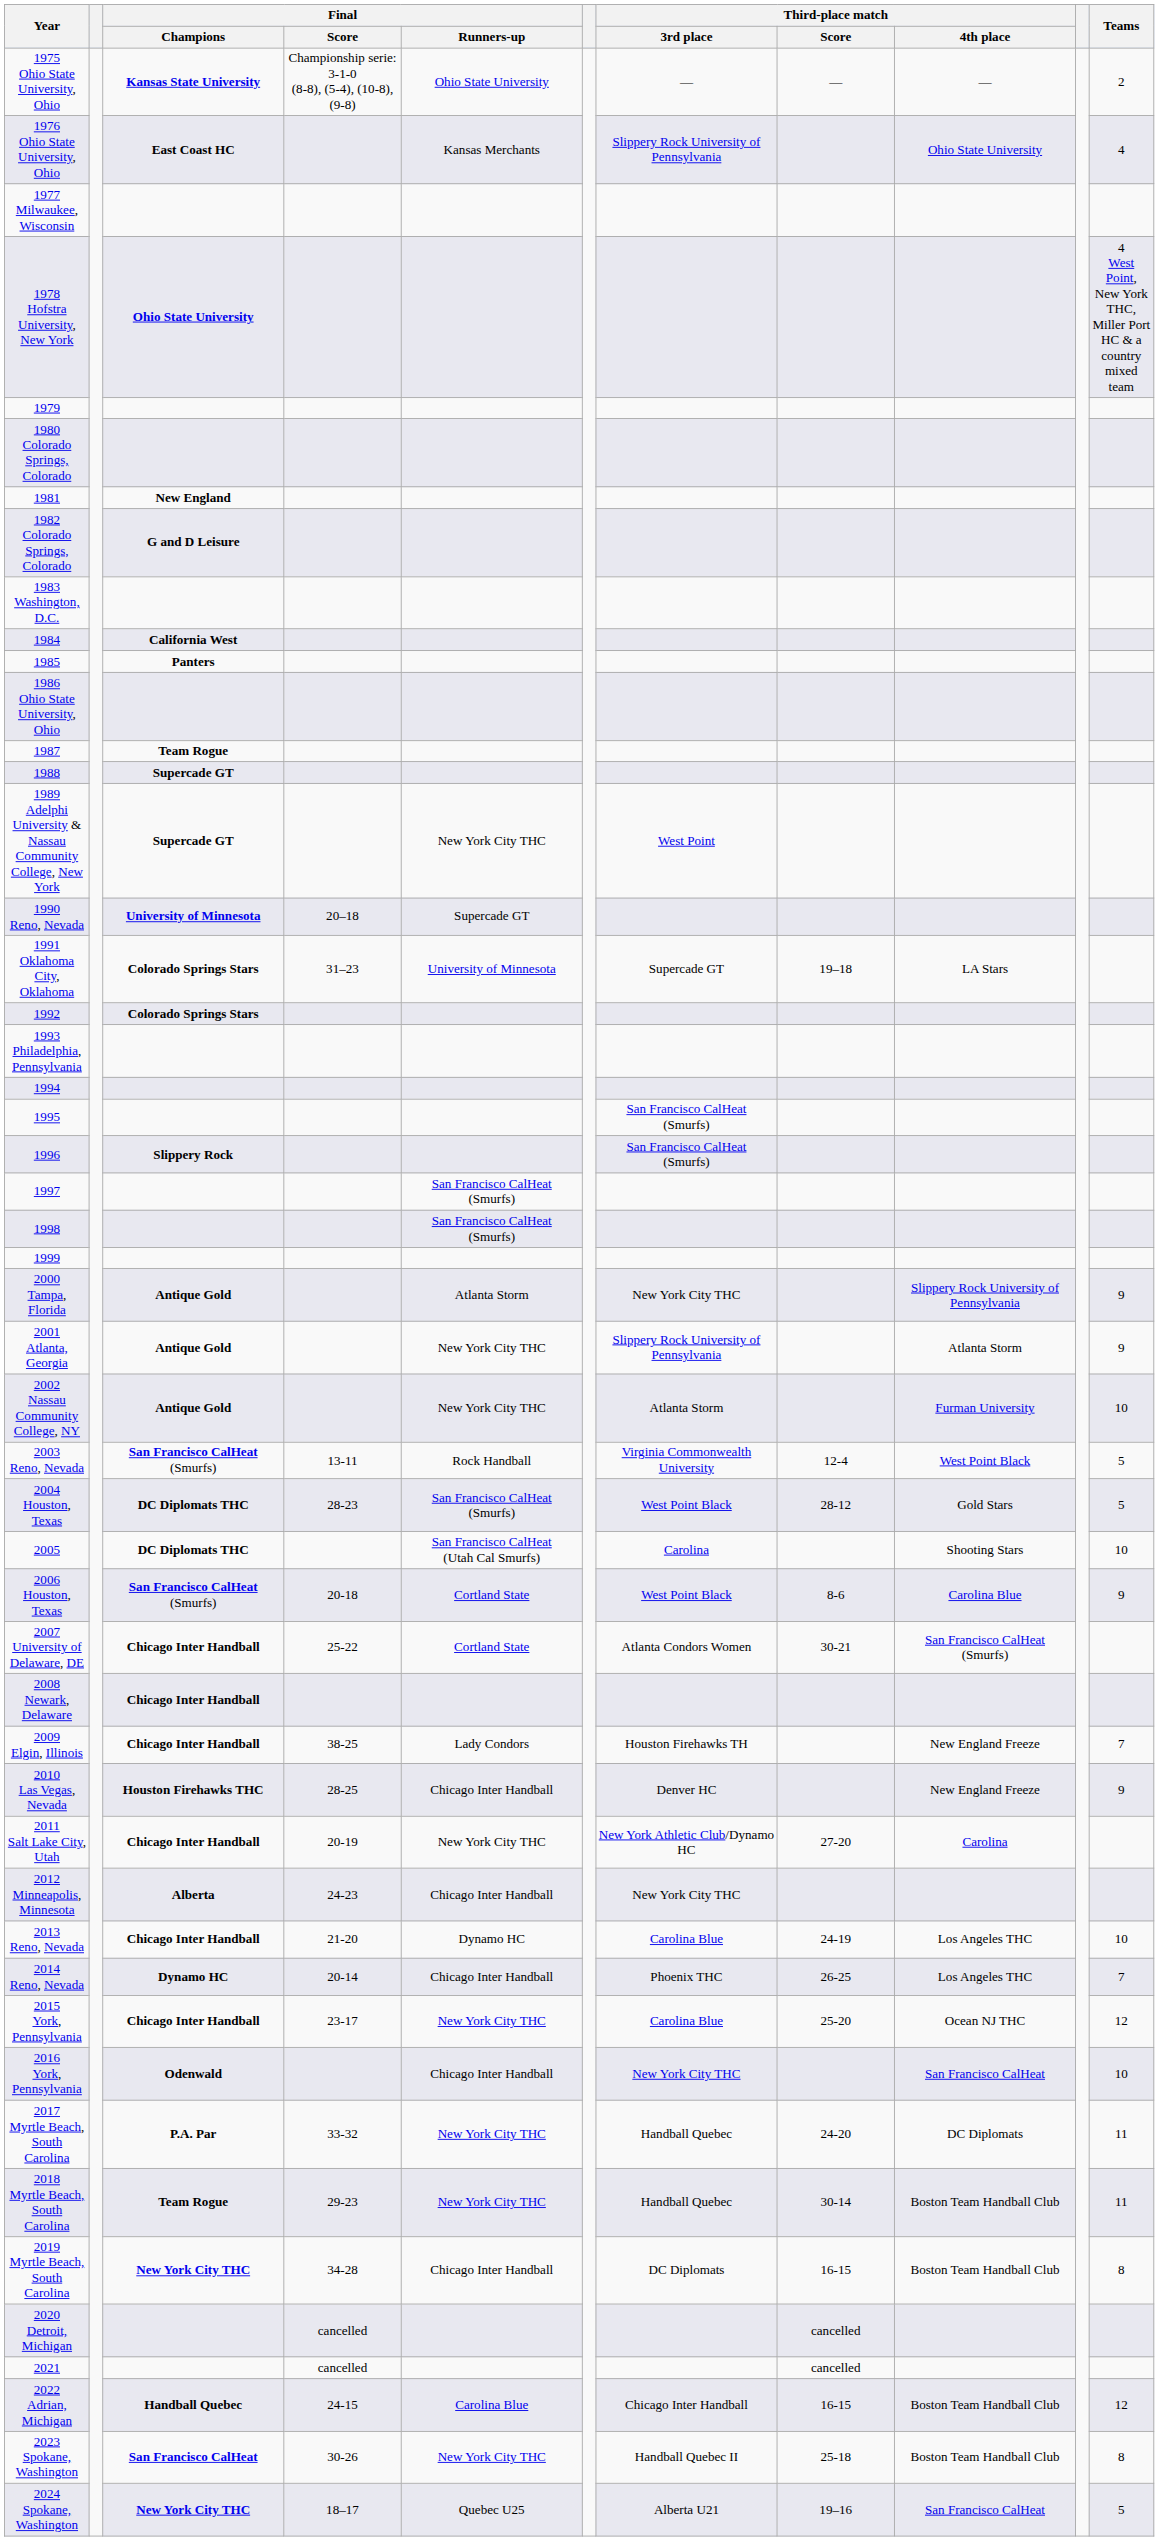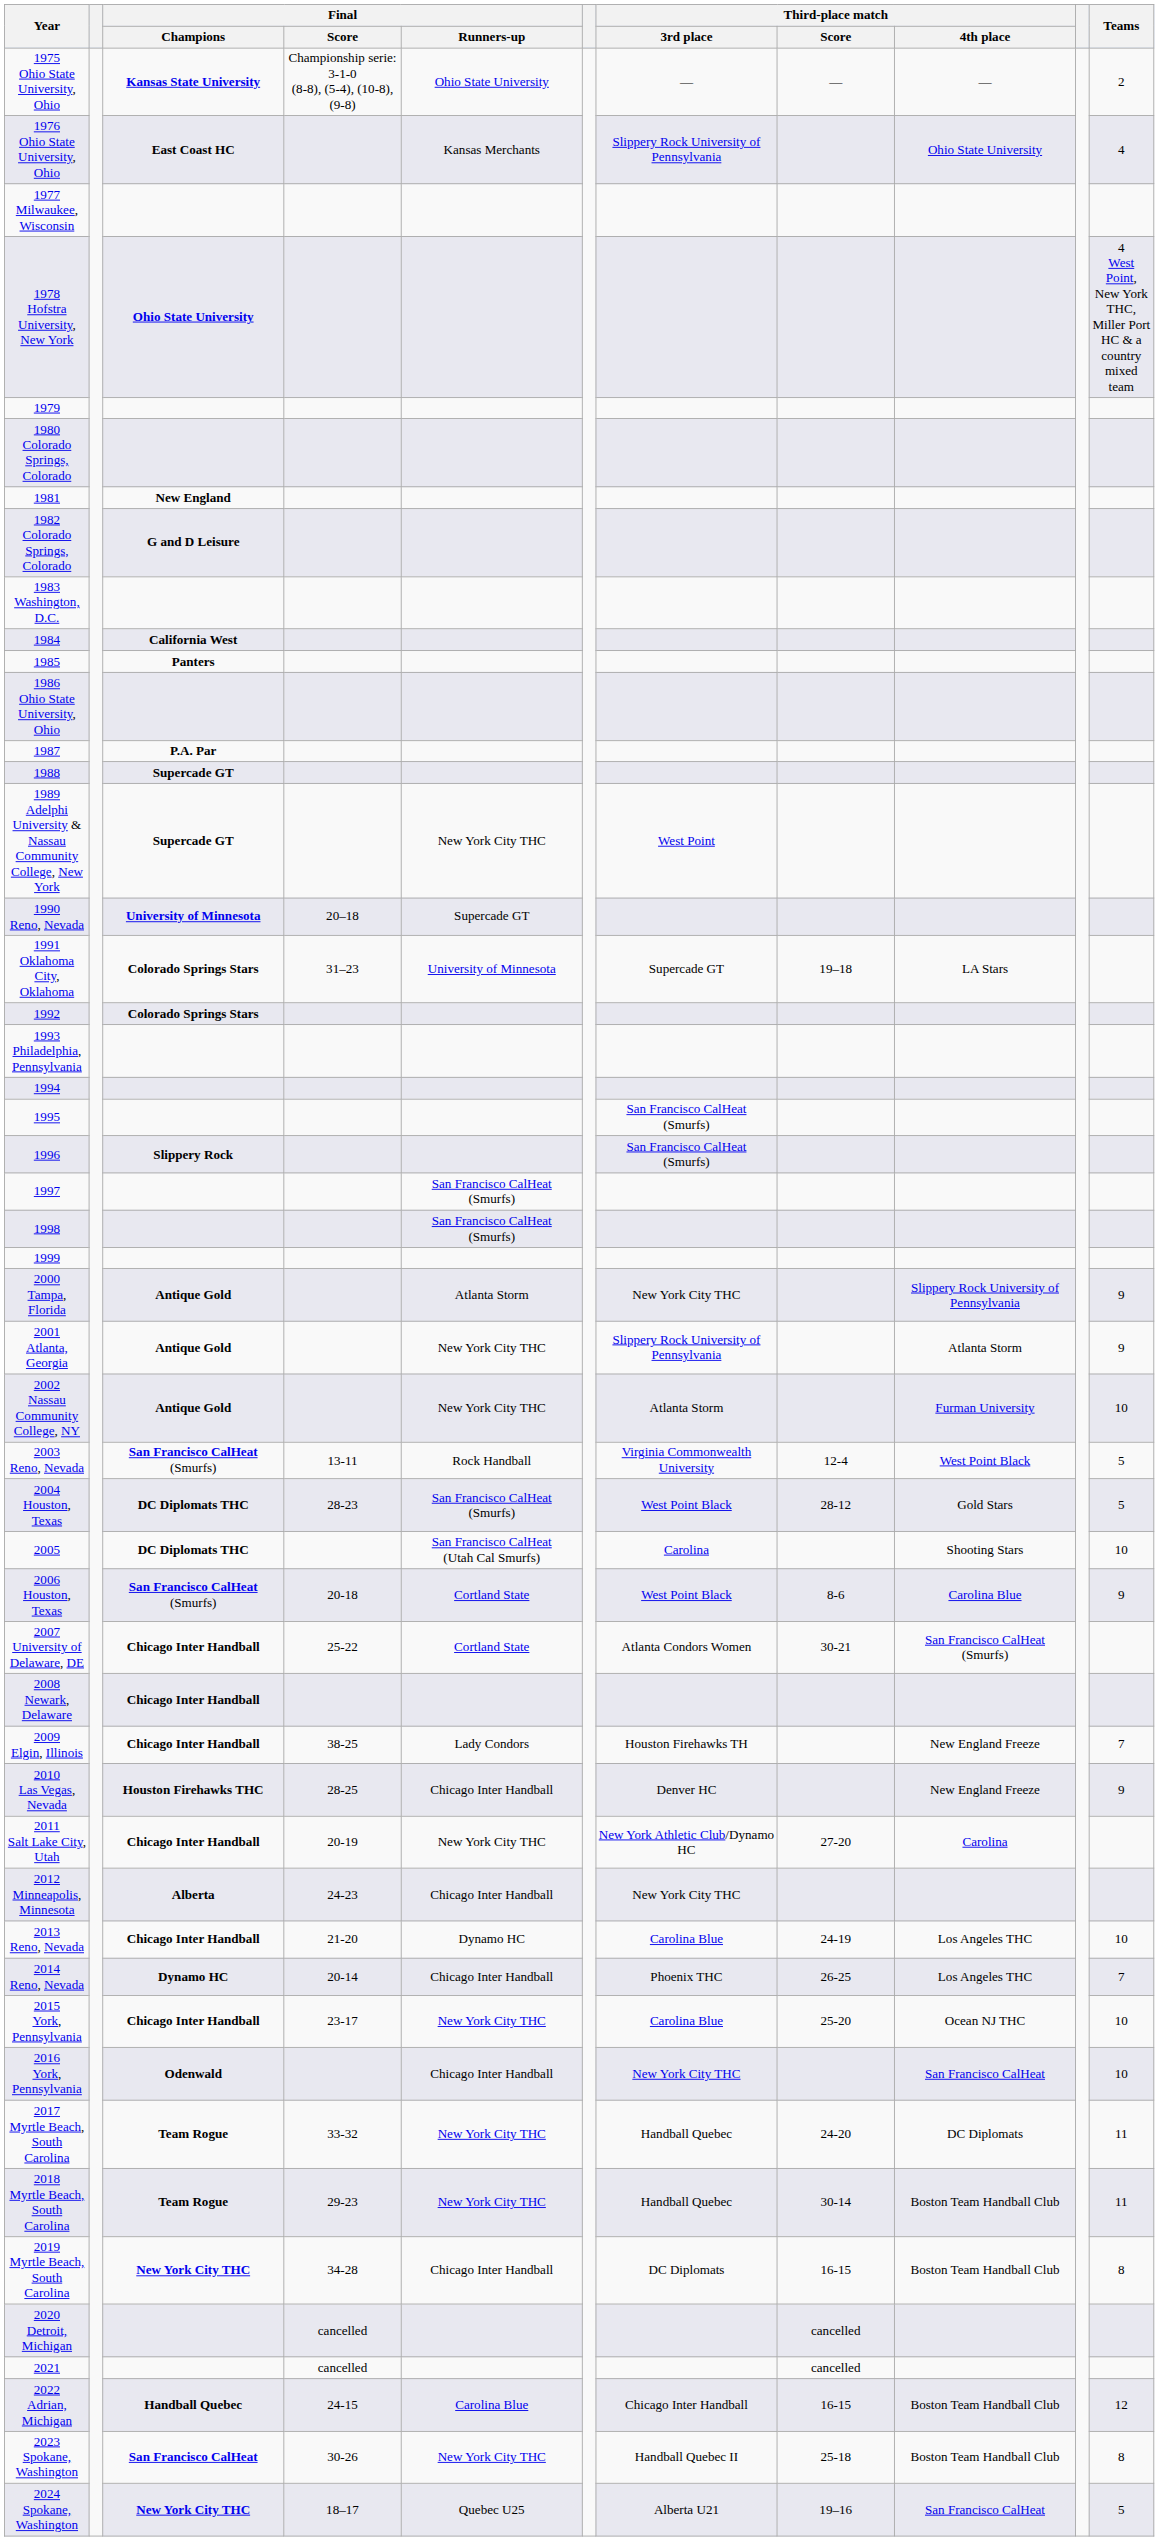(193, 751) Team Rogue -> (193, 751) P.A. Par
(1121, 2021) 12 -> (1121, 2021) 10
(193, 2134) P.A. Par -> (193, 2134) Team Rogue
